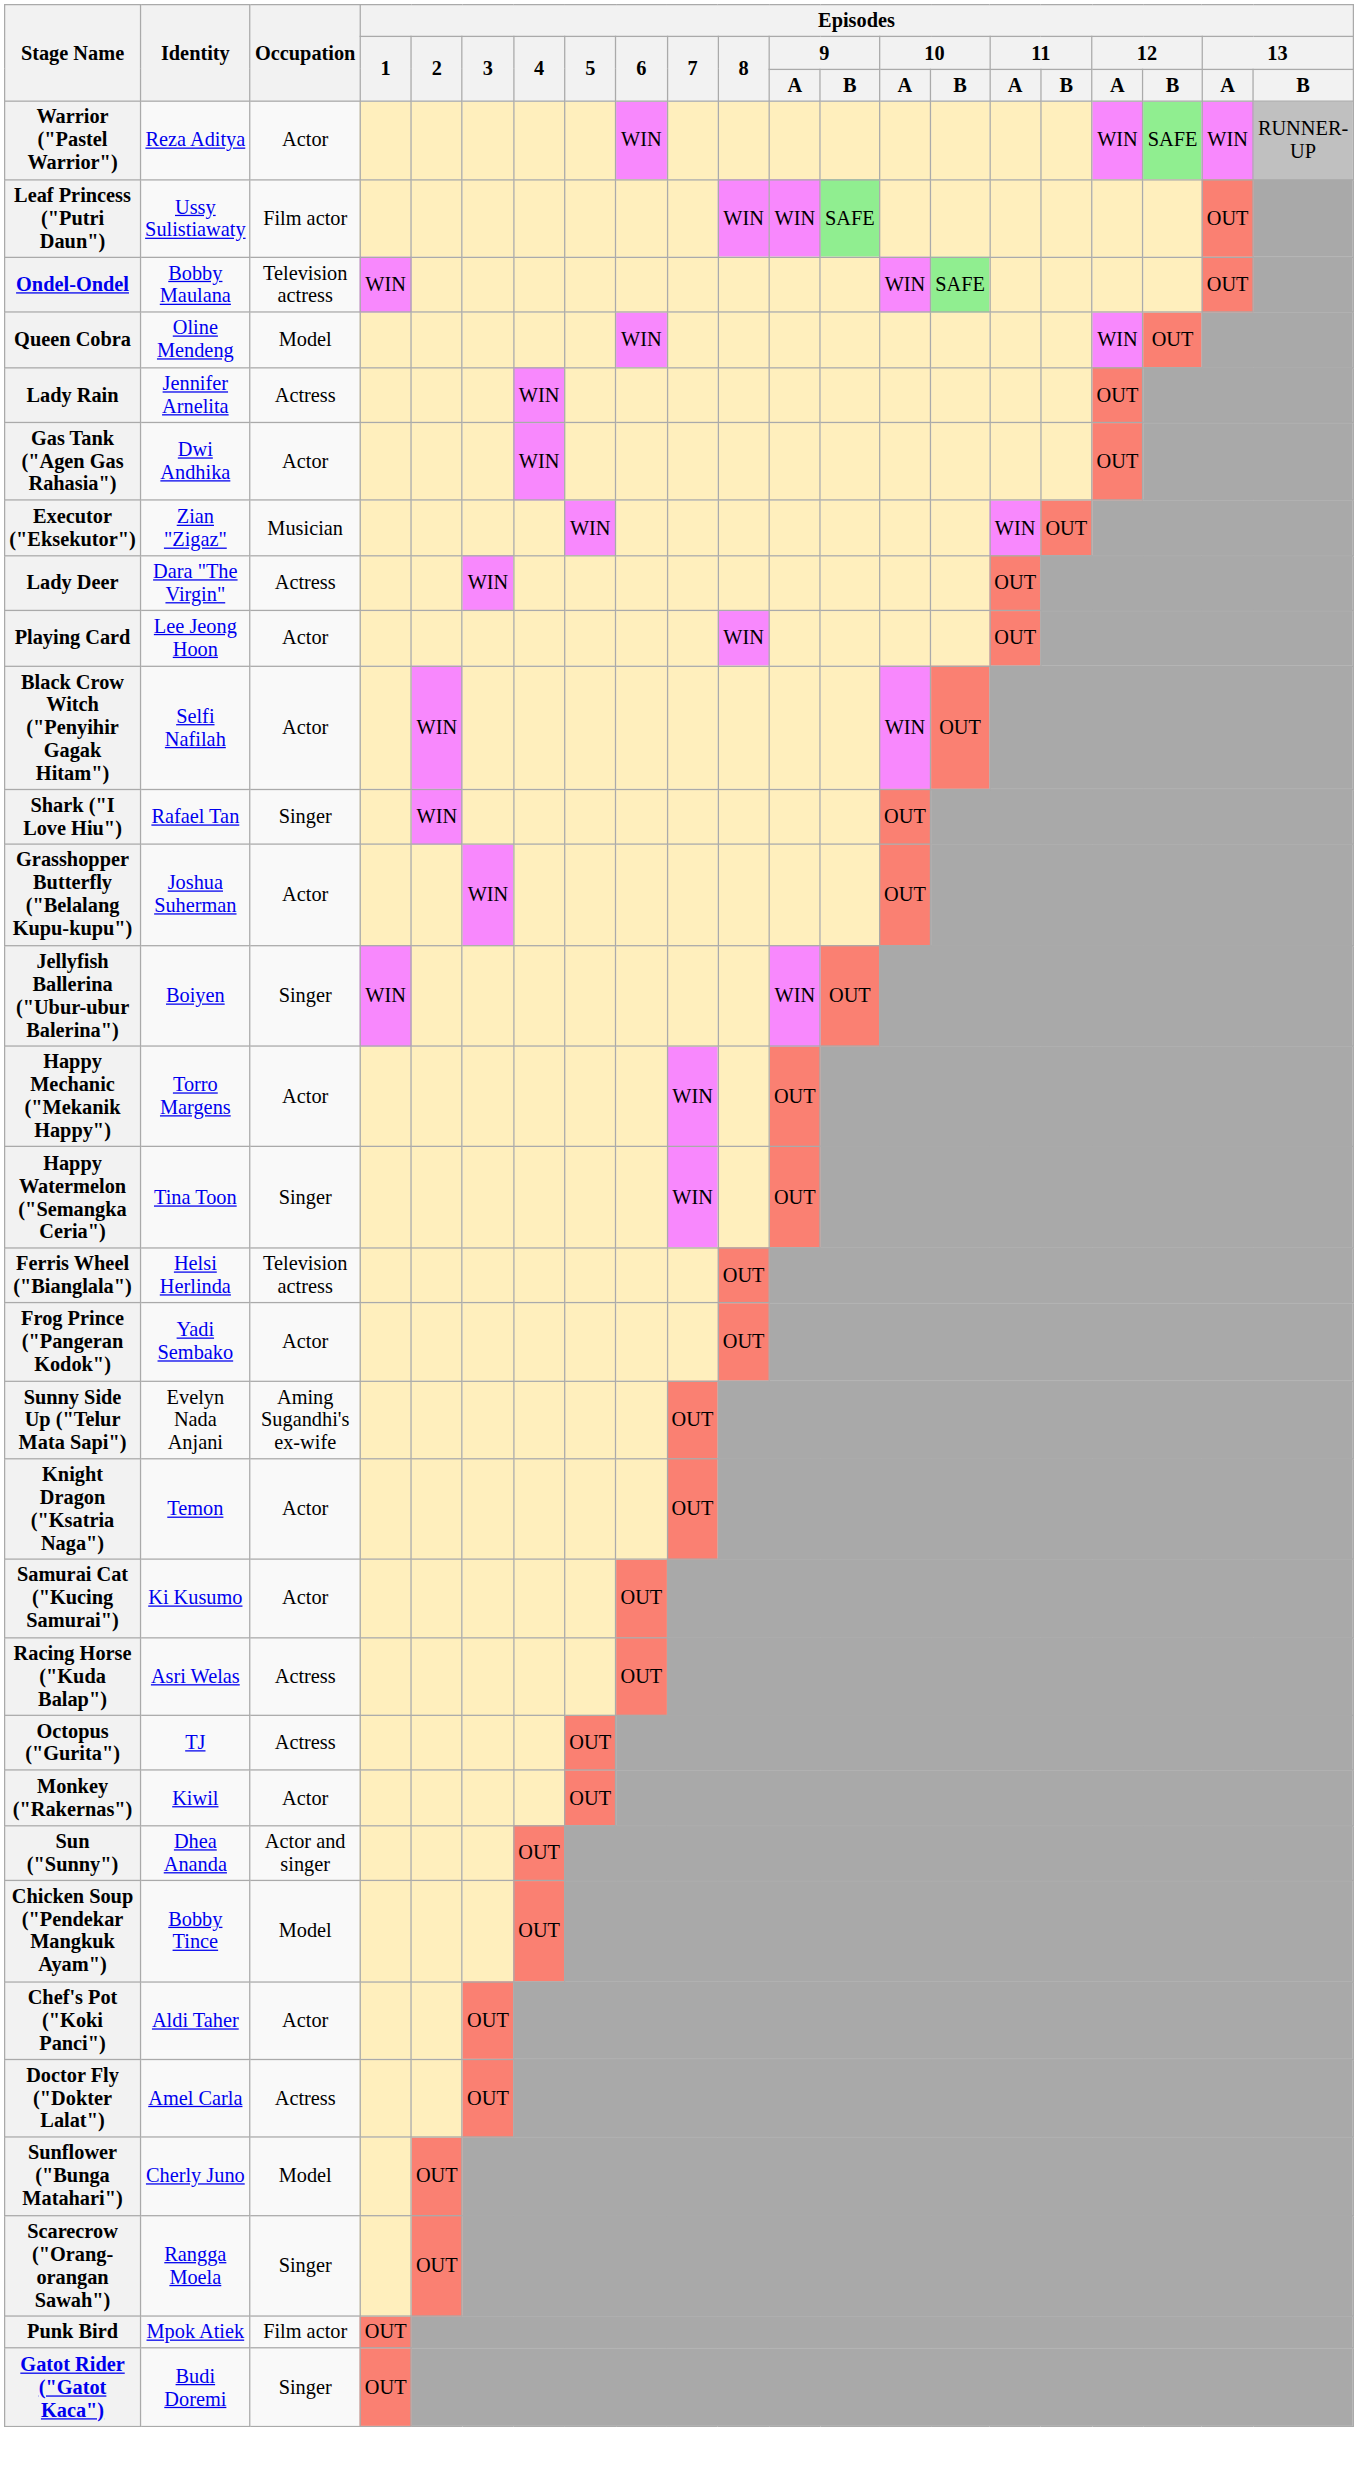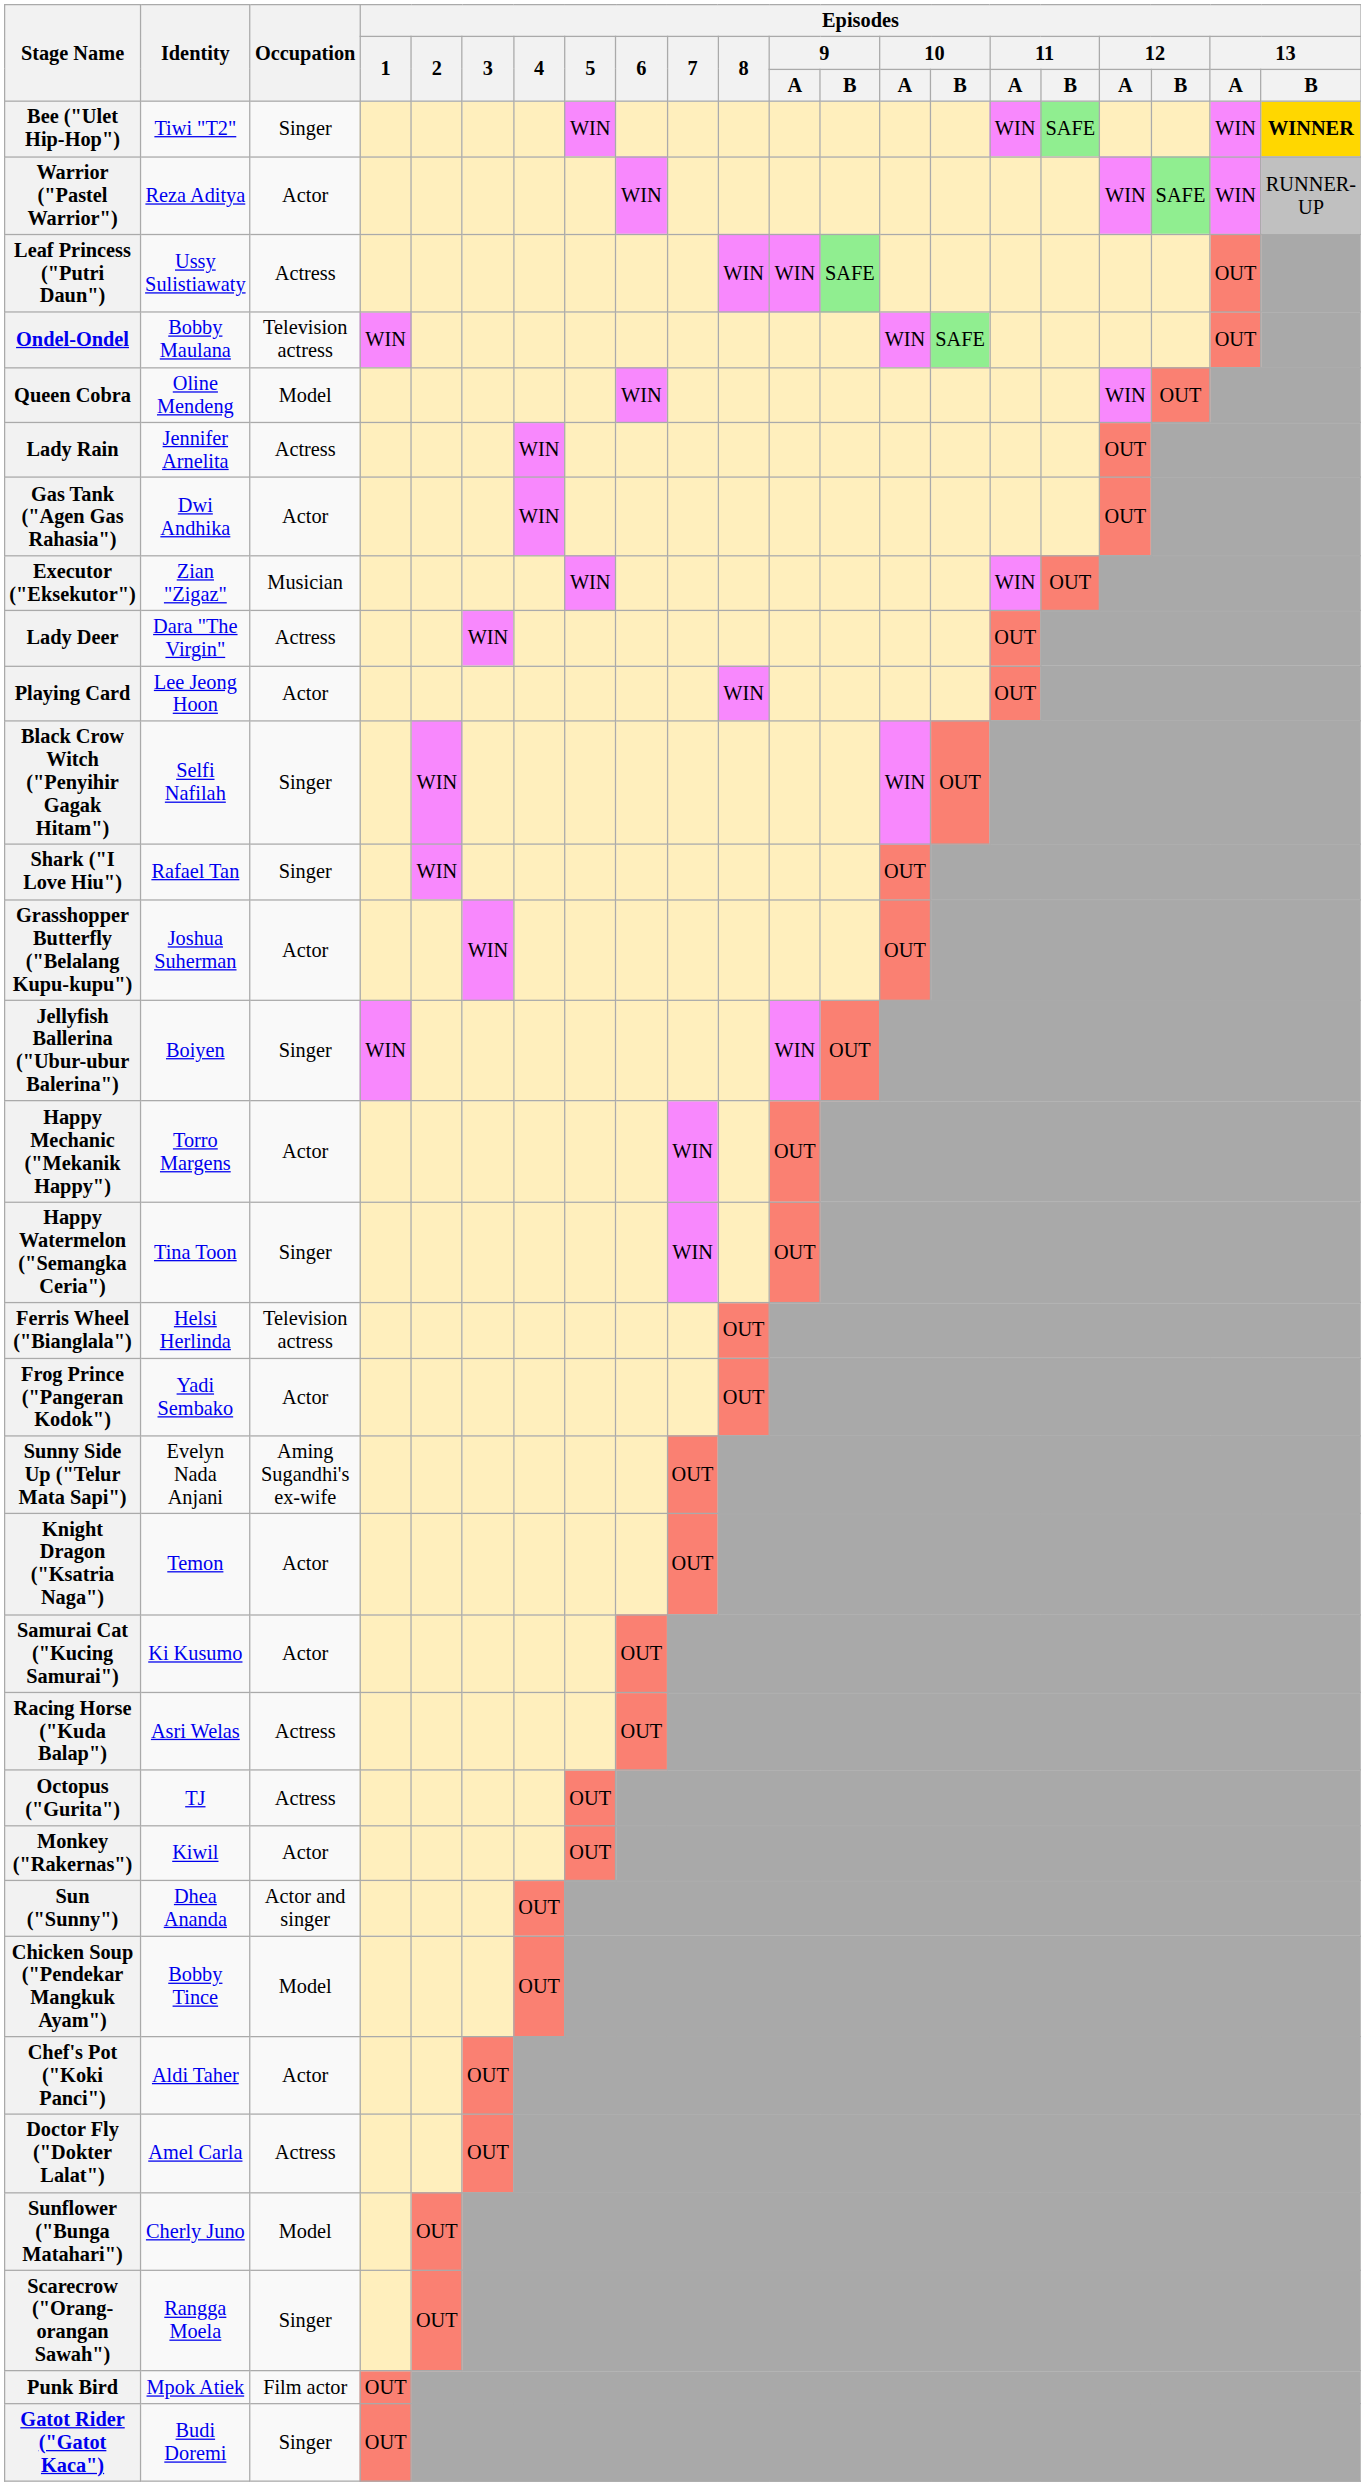+ row: (73, 128)
(305, 218) Film actor -> (305, 273) Actress
(305, 727) Actor -> (305, 782) Singer
